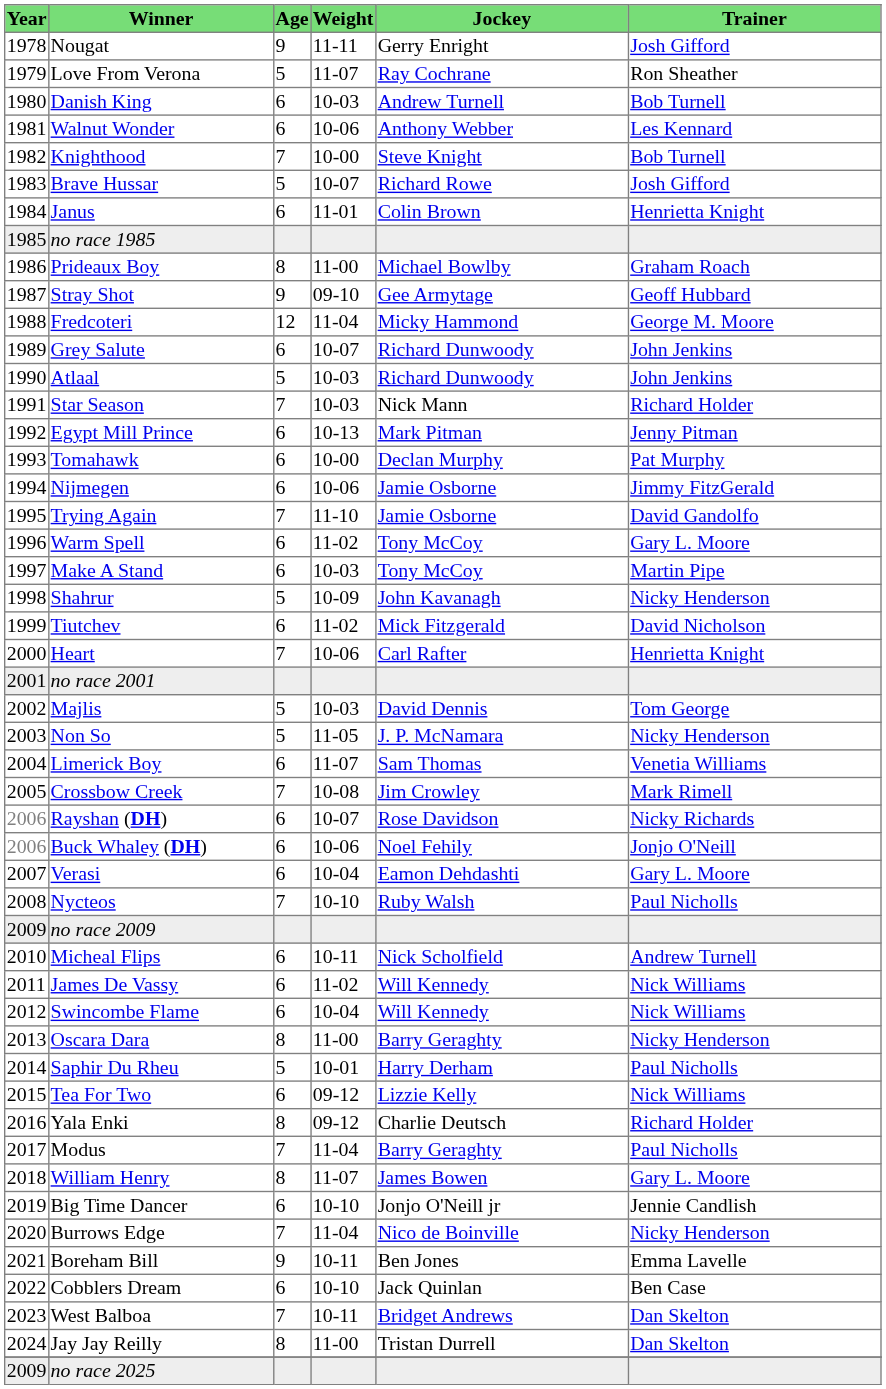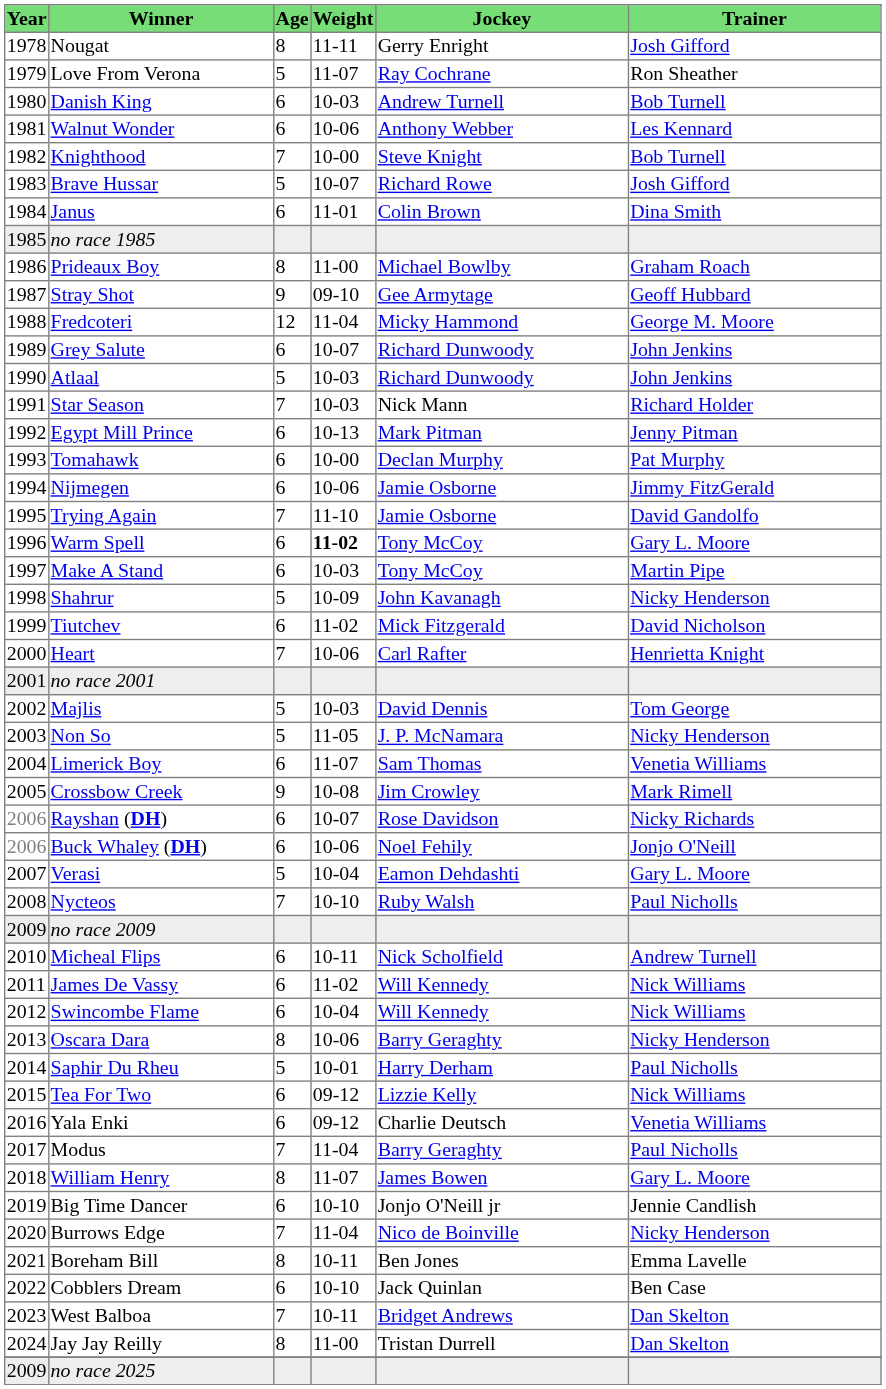(281, 45) 9 -> (281, 45) 8
(697, 211) Henrietta Knight -> (676, 211) Dina Smith
(336, 542) normal -> (335, 542) bold
(281, 791) 7 -> (281, 791) 9
(281, 873) 6 -> (281, 873) 5
(336, 1039) 11-00 -> (336, 1039) 10-06
(281, 1122) 8 -> (281, 1122) 6
(692, 1122) Richard Holder -> (698, 1122) Venetia Williams
(281, 1260) 9 -> (281, 1260) 8
